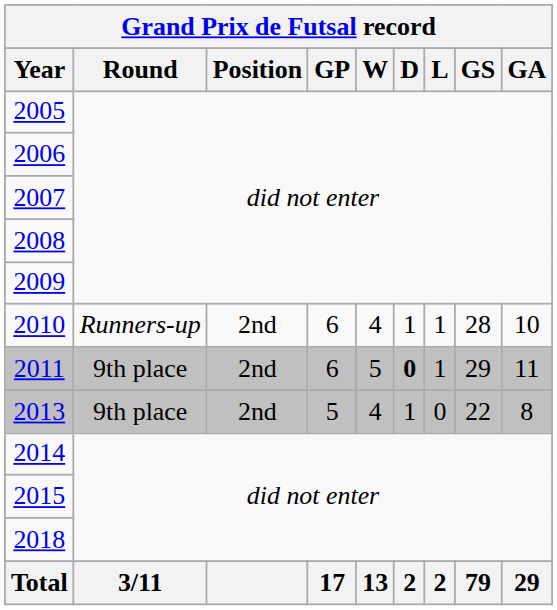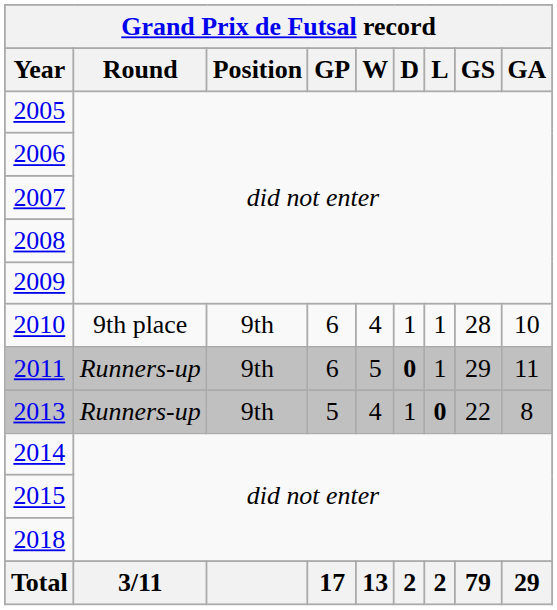(140, 325) Runners-up -> (140, 325) 9th place
(257, 325) 2nd -> (257, 325) 9th
(140, 368) 9th place -> (140, 368) Runners-up
(257, 368) 2nd -> (257, 368) 9th
(140, 411) 9th place -> (140, 411) Runners-up
(257, 411) 2nd -> (257, 411) 9th
(440, 411) normal -> (440, 411) bold
